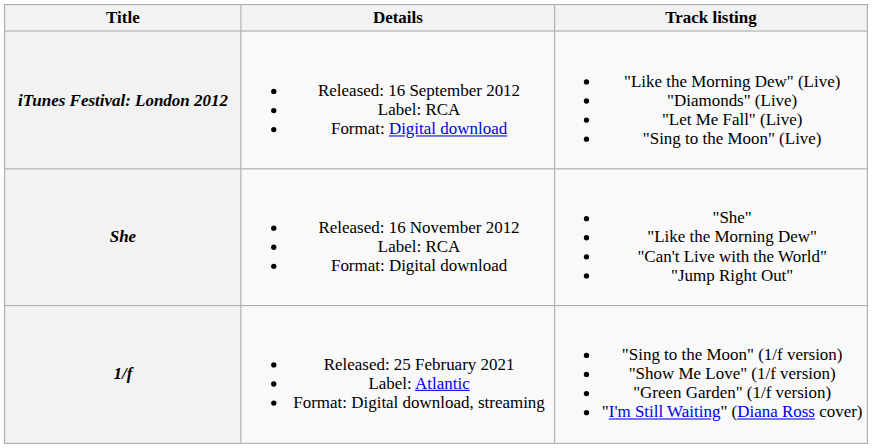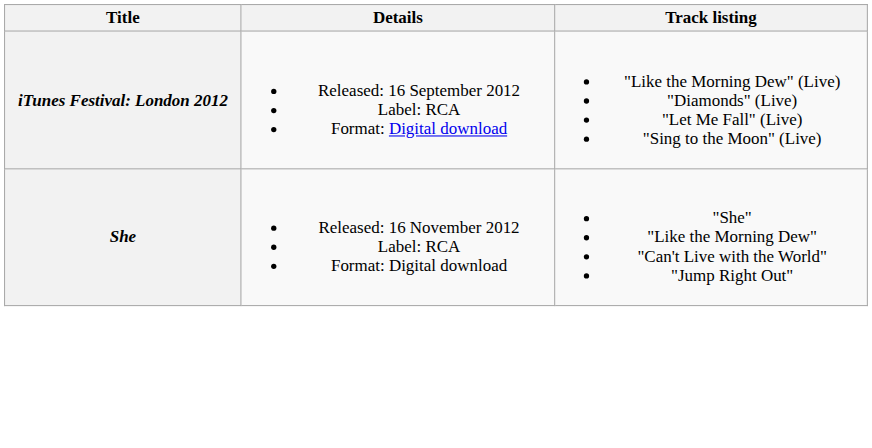- row: (123, 374)
